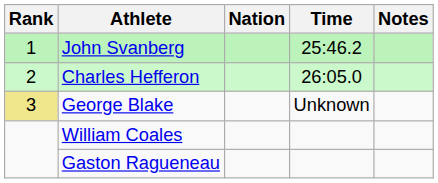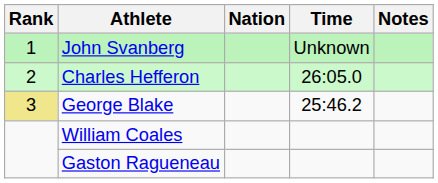(332, 47) 25:46.2 -> (332, 47) Unknown
(332, 105) Unknown -> (332, 105) 25:46.2
